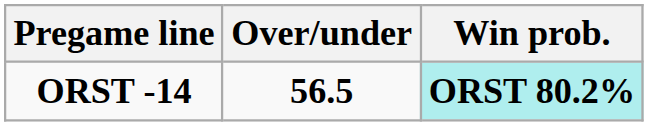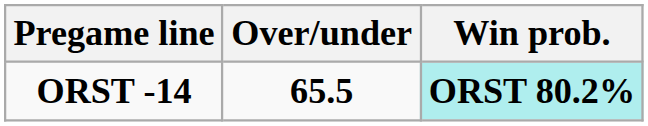(322, 90) 56.5 -> (322, 90) 65.5
